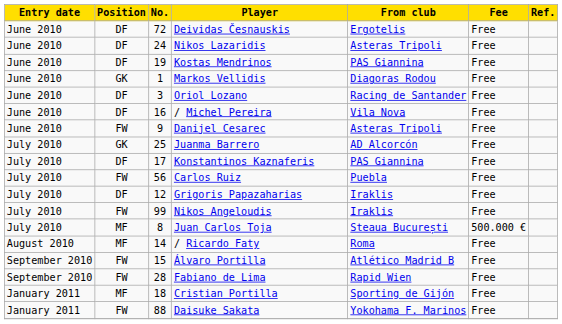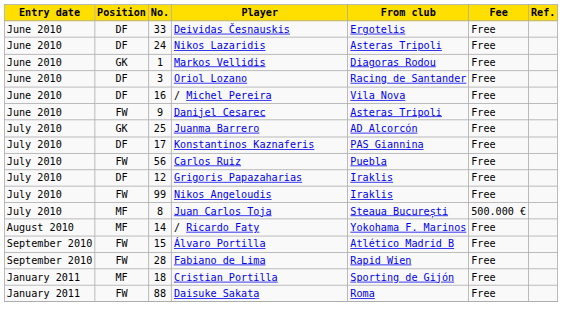(160, 29) 72 -> (160, 29) 33
- row: (223, 62)
(363, 244) Roma -> (408, 227) Yokohama F. Marinos
(408, 310) Yokohama F. Marinos -> (363, 294) Roma
